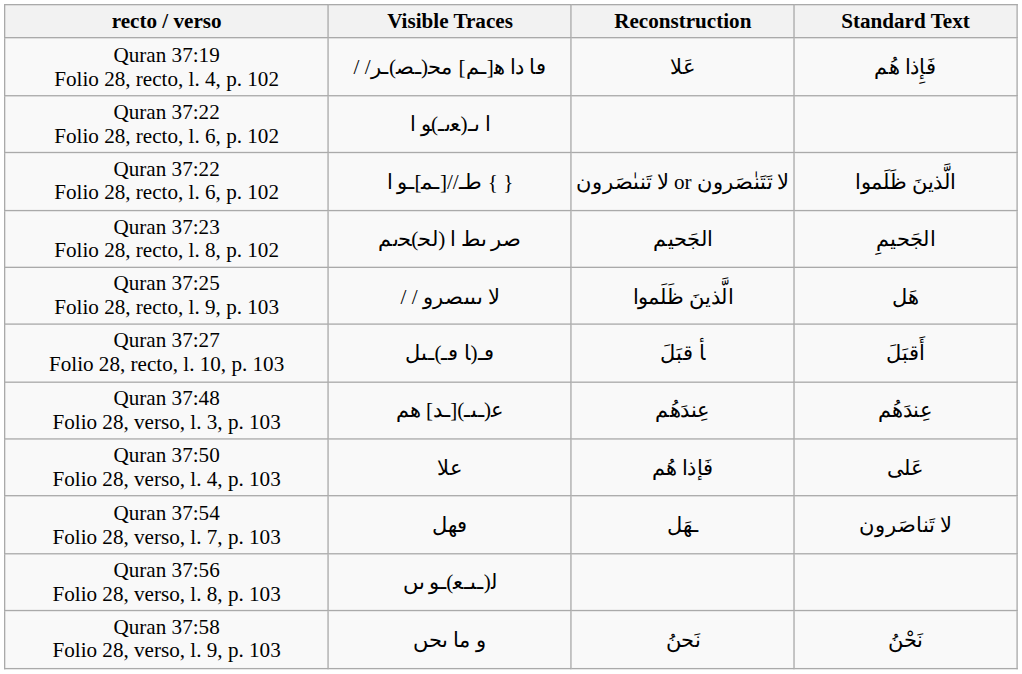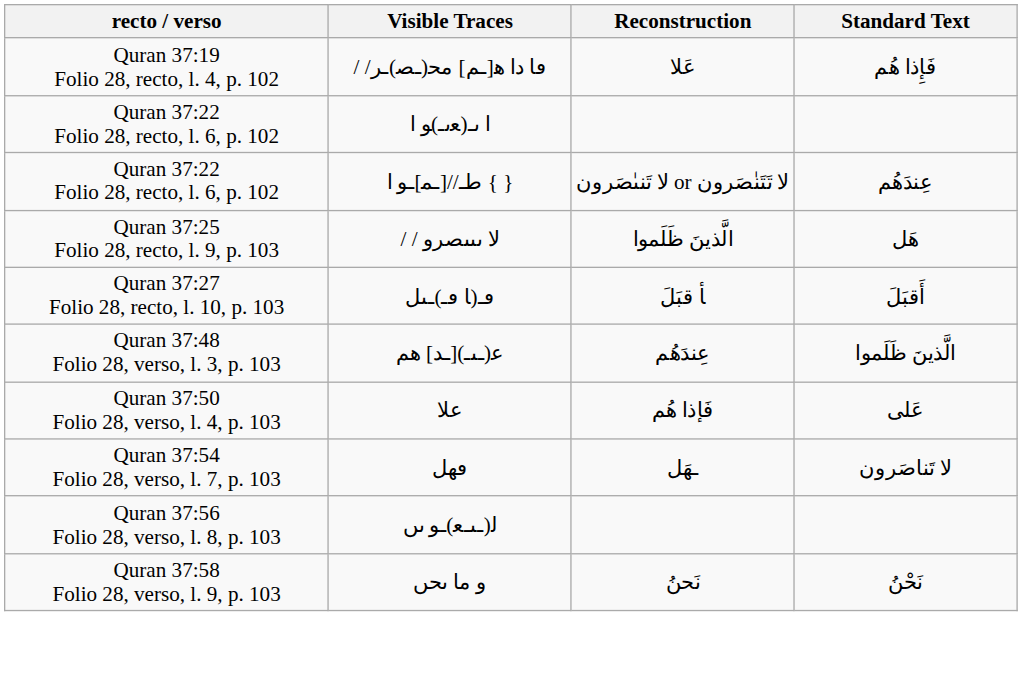(905, 181) الَّذينَ ظَلَموا -> (905, 181) عِندَهُم
- row: (450, 239)
(905, 410) عِندَهُم -> (905, 353) الَّذينَ ظَلَموا
